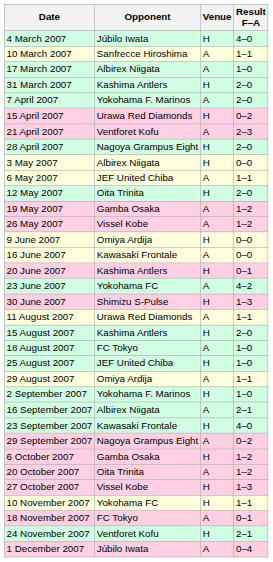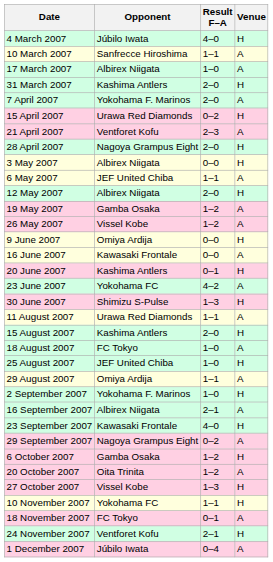columns swapped: (217, 17) <-> (251, 17)
(120, 193) Oita Trinita -> (128, 193) Albirex Niigata
